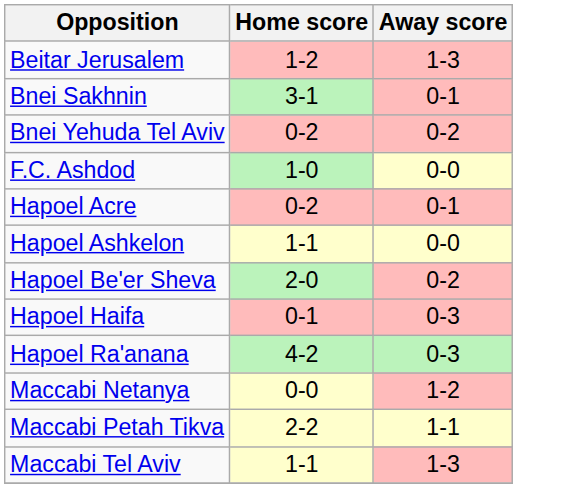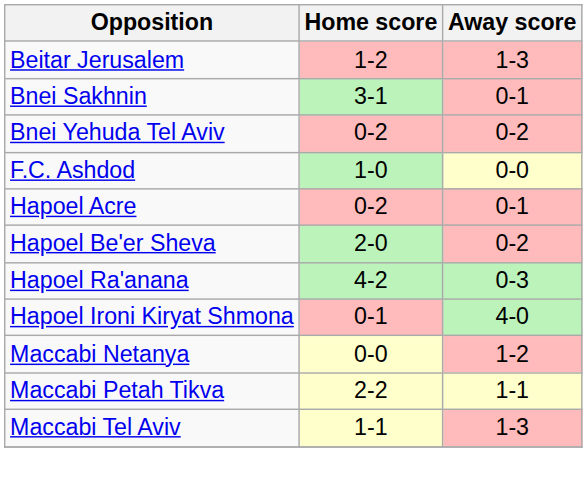- row: (97, 243)
- row: (77, 317)
+ row: (152, 317)
